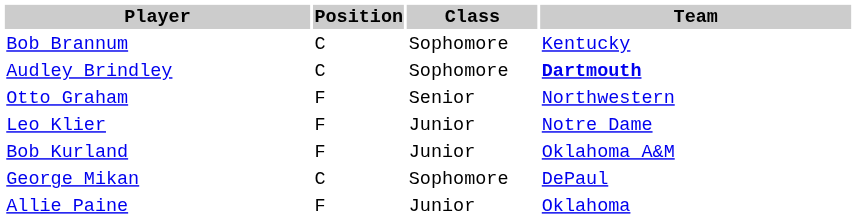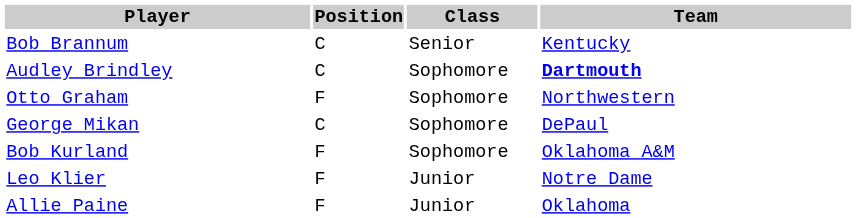(459, 44) Sophomore -> (442, 44) Senior
(442, 98) Senior -> (459, 98) Sophomore
rows swapped: (56, 125) <-> (73, 179)
(442, 152) Junior -> (459, 152) Sophomore
